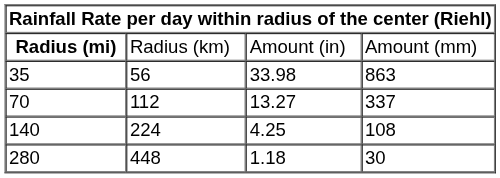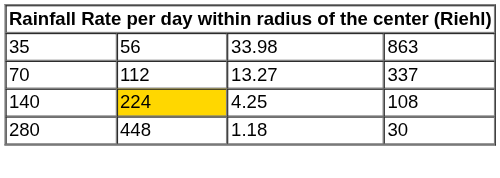- row: (66, 46)
(145, 130) no background -> (136, 102) gold background
